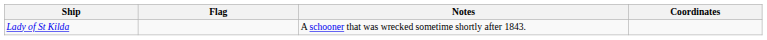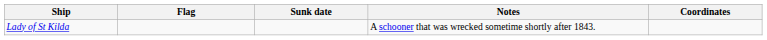+ column: (311, 12)
